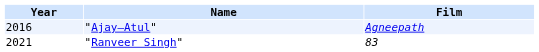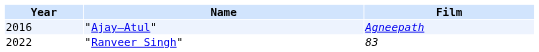(19, 42) 2021 -> (19, 42) 2022
